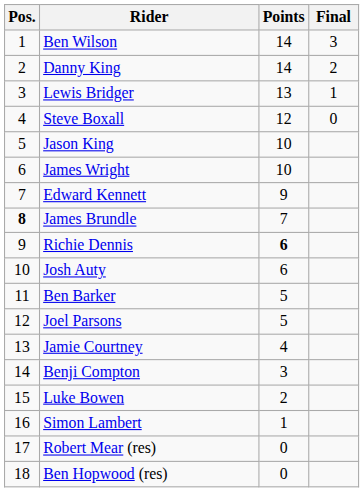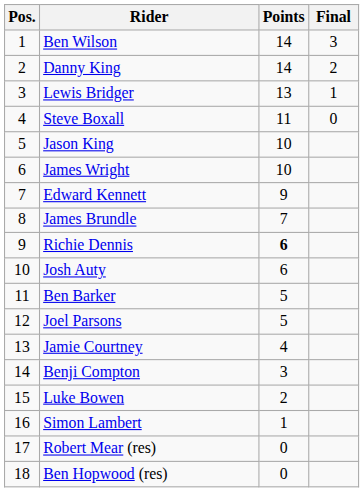(284, 118) 12 -> (284, 118) 11
(22, 220) bold -> (22, 220) normal
